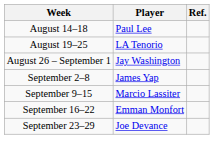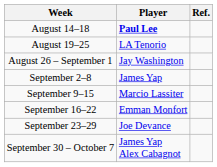(134, 28) normal -> (138, 28) bold
+ row: (60, 148)
